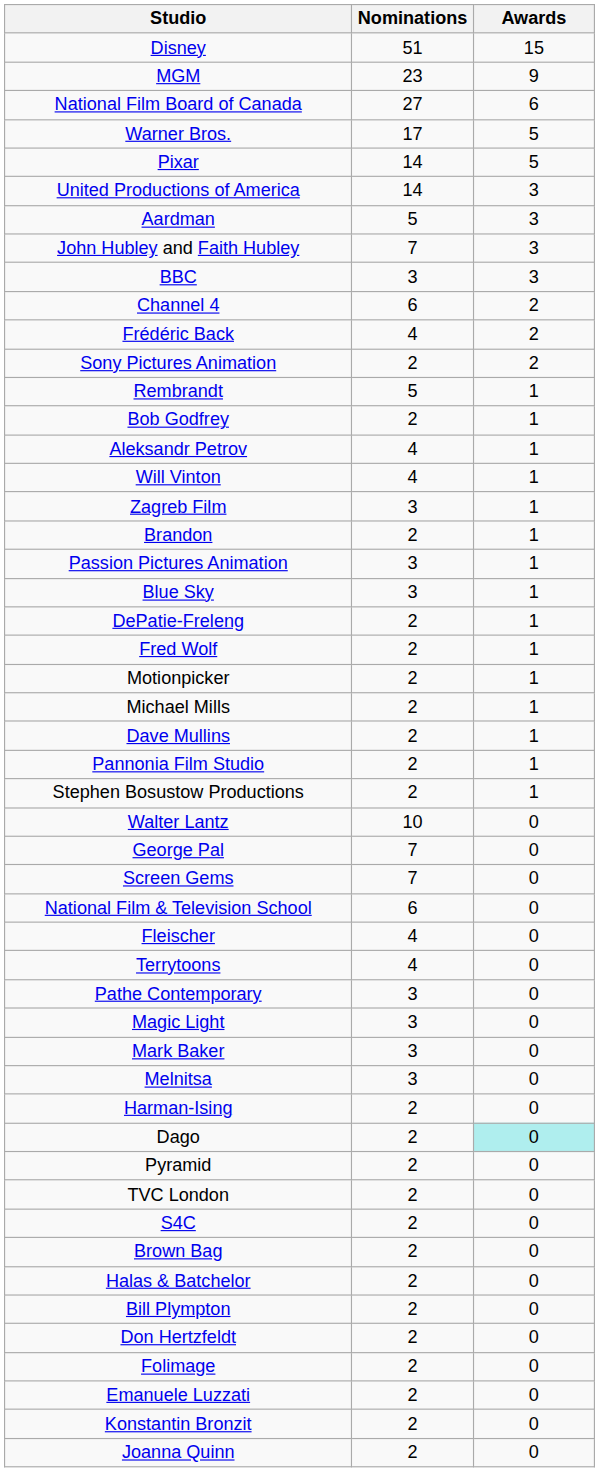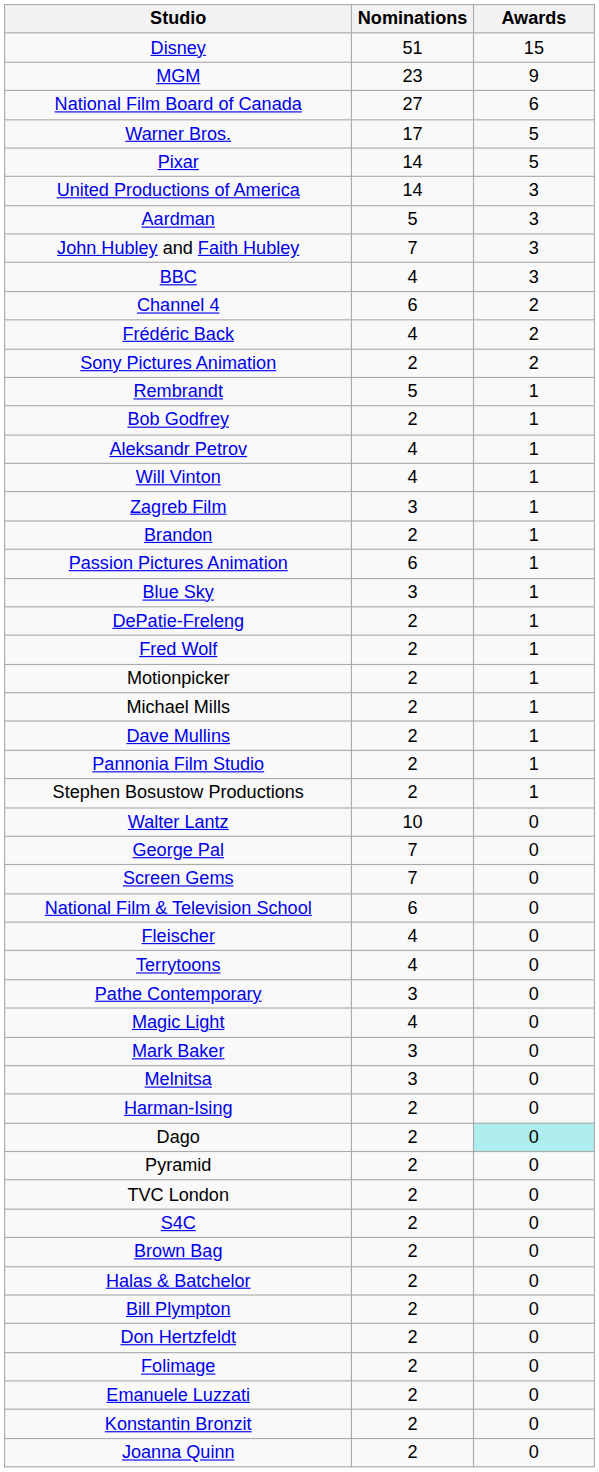(413, 276) 3 -> (413, 276) 4
(413, 563) 3 -> (413, 563) 6
(413, 1022) 3 -> (413, 1022) 4
